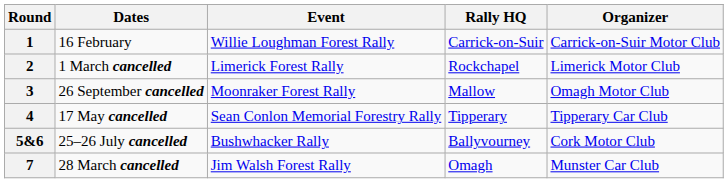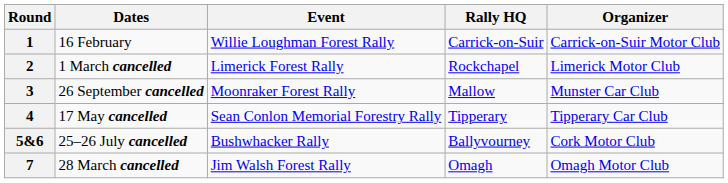(610, 91) Omagh Motor Club -> (605, 91) Munster Car Club
(605, 165) Munster Car Club -> (610, 165) Omagh Motor Club
